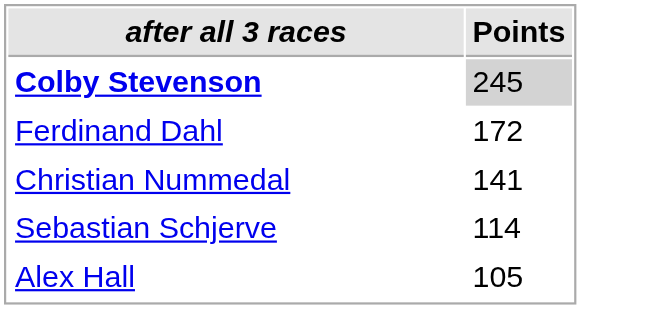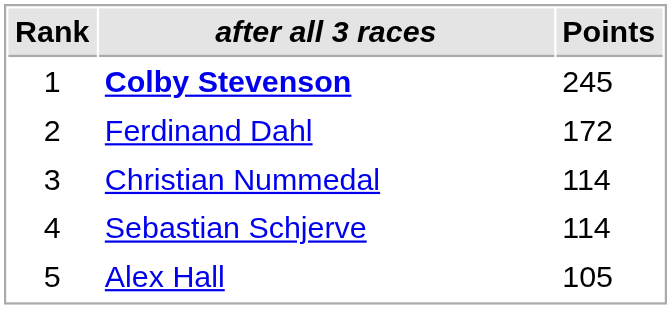+ column: (52, 32)
(498, 82) lightgrey background -> (588, 82) no background
(498, 180) 141 -> (587, 180) 114
